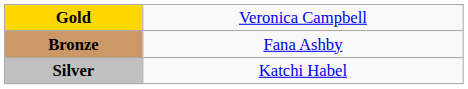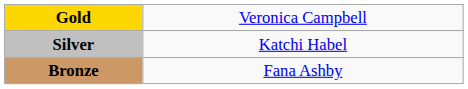rows swapped: (73, 70) <-> (73, 44)
